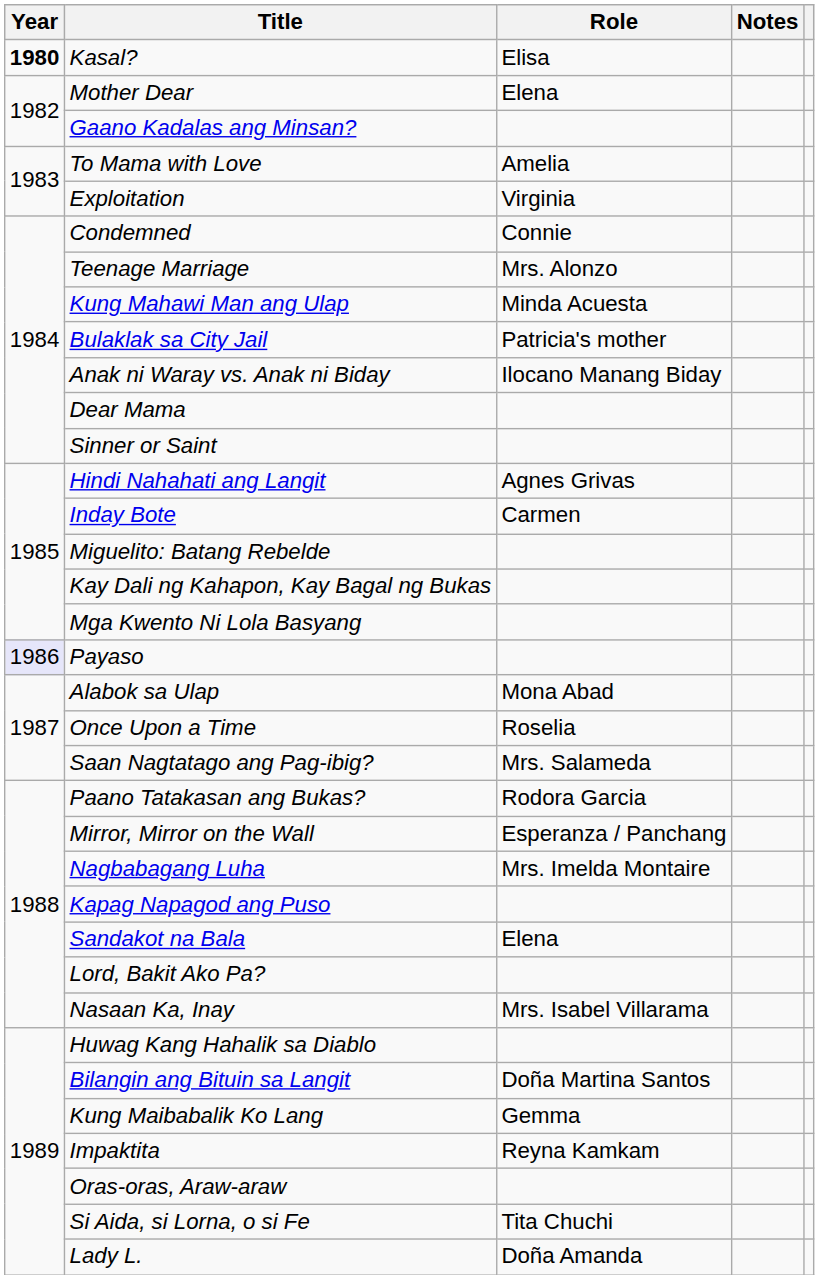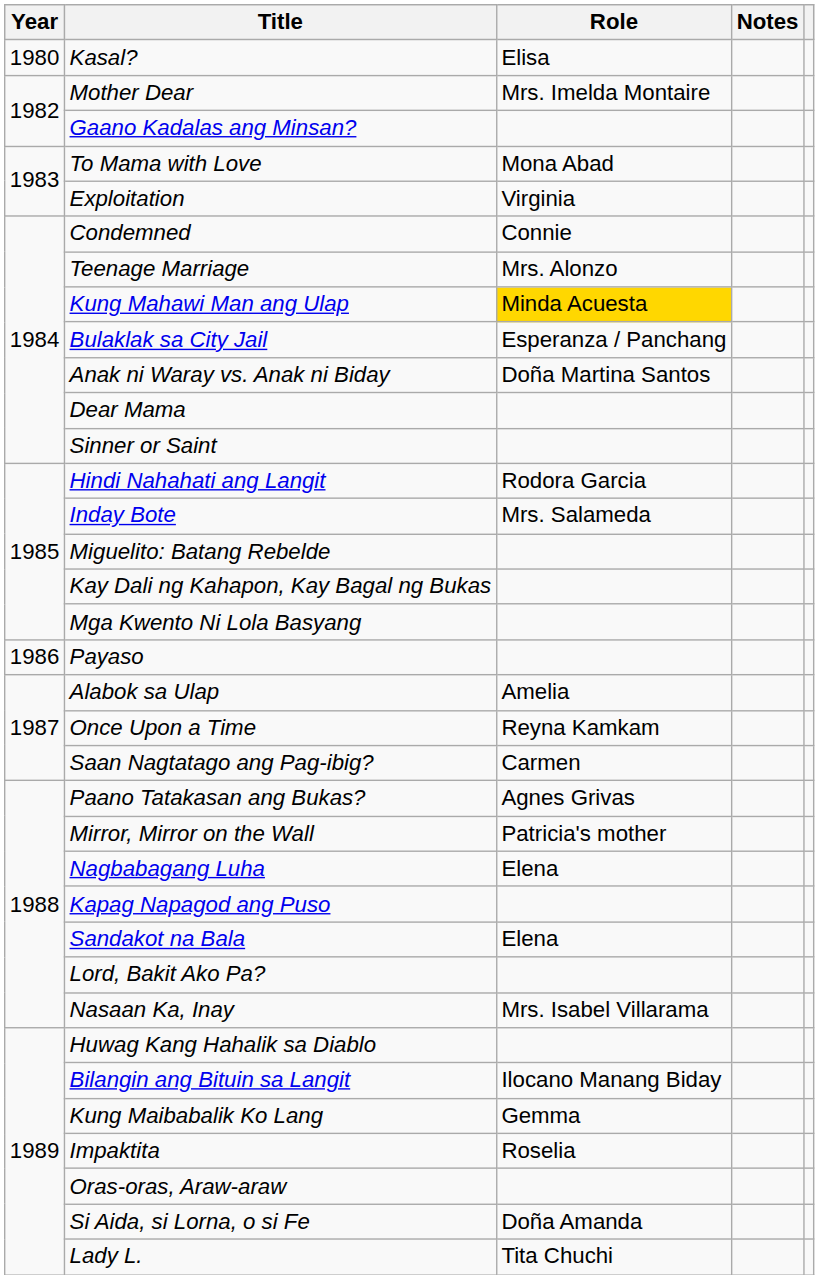(35, 57) bold -> (35, 57) normal
(530, 92) Elena -> (606, 92) Mrs. Imelda Montaire
(535, 163) Amelia -> (558, 163) Mona Abad
(574, 304) no background -> (574, 304) gold background
(584, 339) Patricia's mother -> (614, 339) Esperanza / Panchang
(611, 374) Ilocano Manang Biday -> (606, 374) Doña Martina Santos
(568, 480) Agnes Grivas -> (574, 480) Rodora Garcia
(541, 515) Carmen -> (576, 515) Mrs. Salameda
(35, 657) lavender background -> (35, 657) no background
(558, 692) Mona Abad -> (535, 692) Amelia
(538, 727) Roselia -> (581, 727) Reyna Kamkam
(576, 762) Mrs. Salameda -> (541, 762) Carmen
(574, 798) Rodora Garcia -> (568, 798) Agnes Grivas
(614, 833) Esperanza / Panchang -> (584, 833) Patricia's mother
(606, 868) Mrs. Imelda Montaire -> (530, 868) Elena
(606, 1080) Doña Martina Santos -> (611, 1080) Ilocano Manang Biday
(581, 1150) Reyna Kamkam -> (538, 1150) Roselia
(557, 1221) Tita Chuchi -> (572, 1221) Doña Amanda
(572, 1256) Doña Amanda -> (557, 1256) Tita Chuchi
